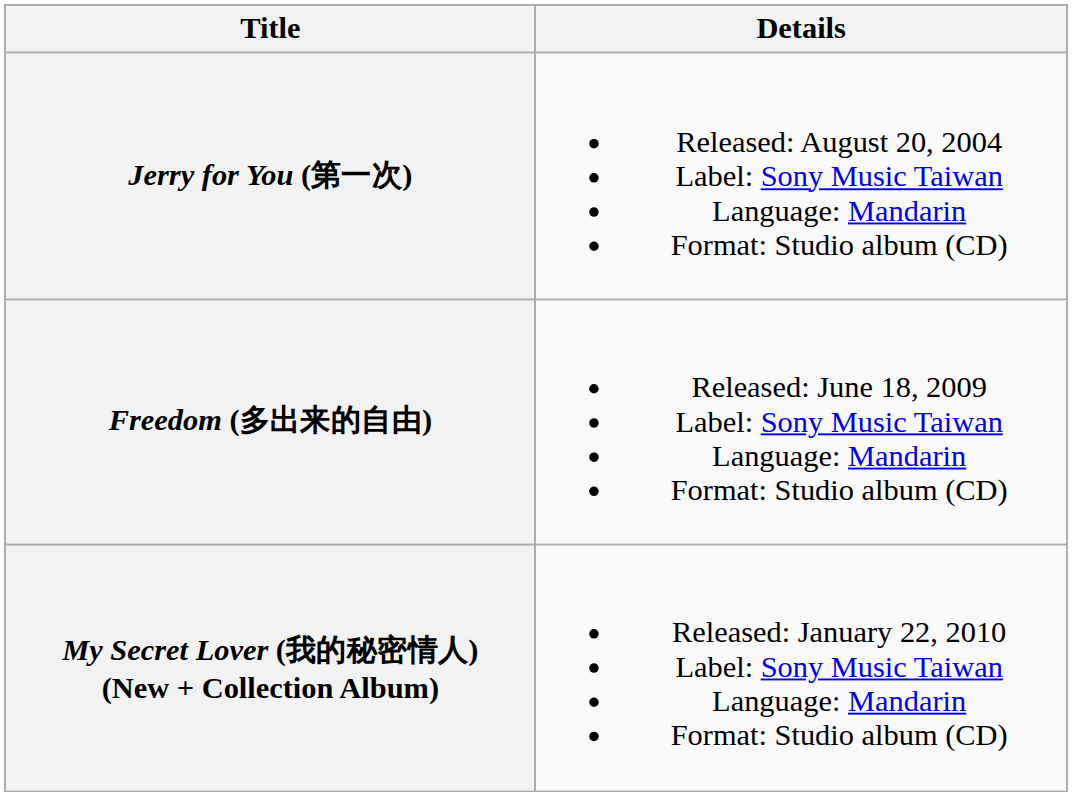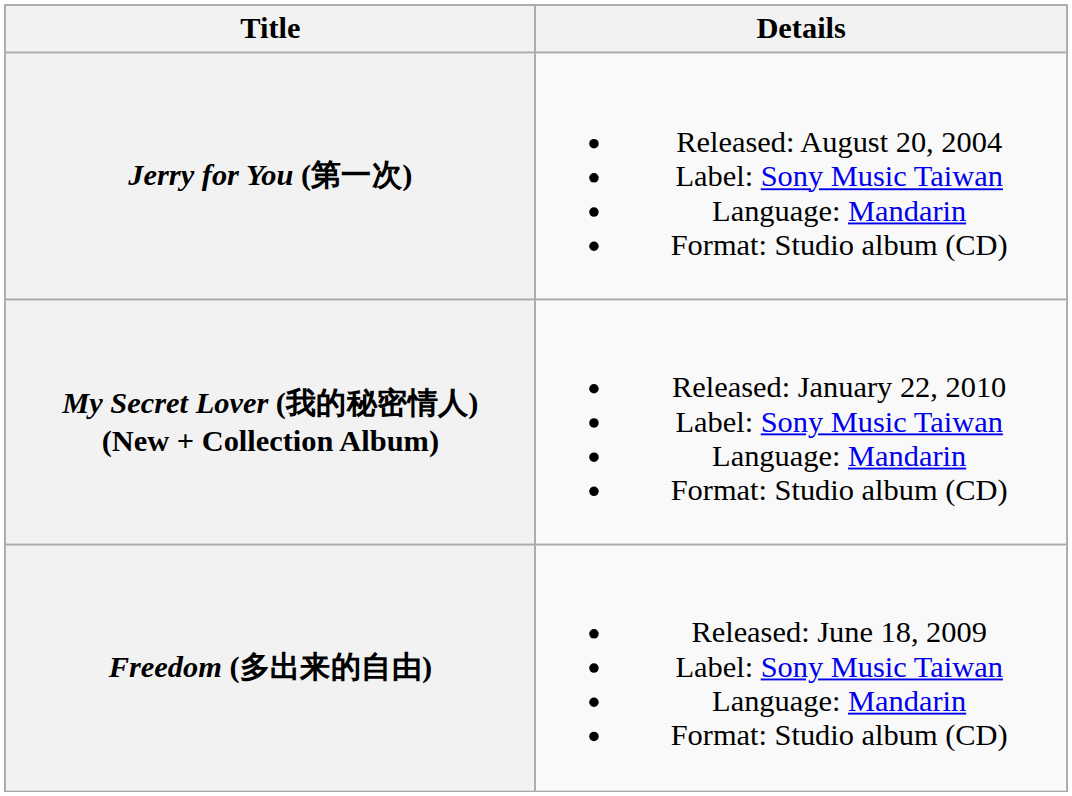rows swapped: (270, 420) <-> (270, 668)
